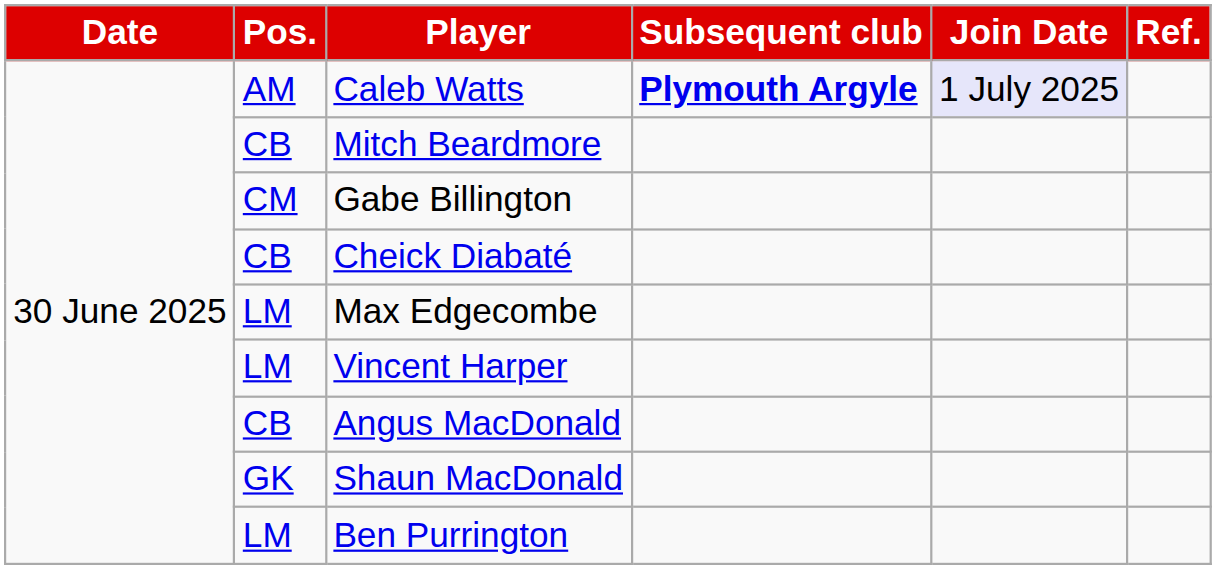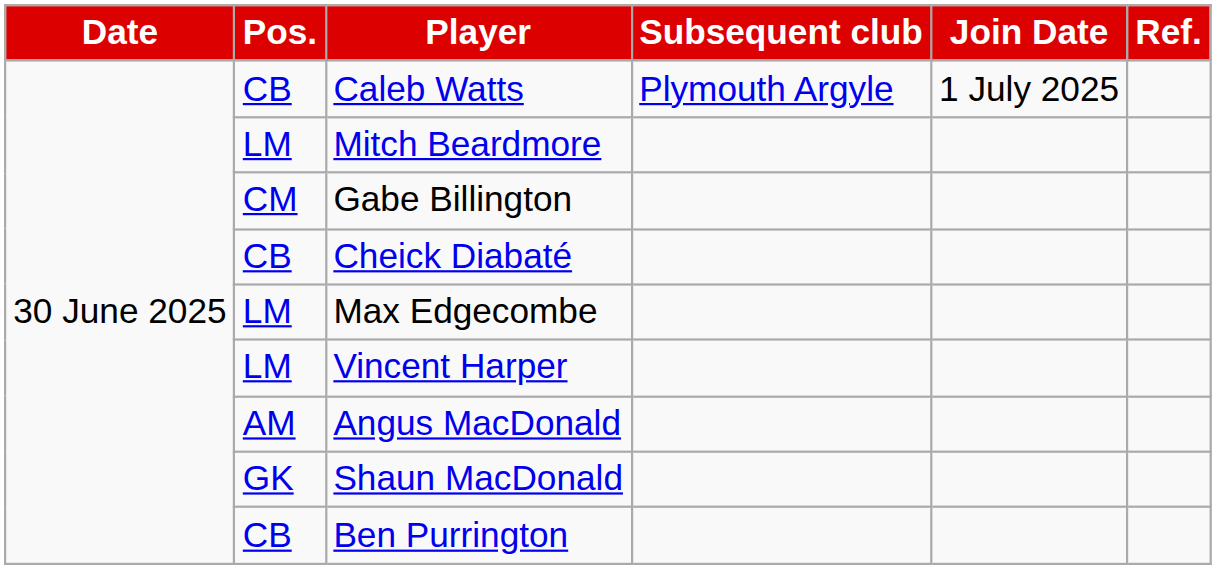(269, 88) AM -> (267, 88) CB
(778, 88) bold -> (766, 88) normal
(1029, 88) lavender background -> (1029, 88) no background
(267, 144) CB -> (267, 144) LM
(267, 423) CB -> (269, 423) AM
(267, 534) LM -> (267, 534) CB
